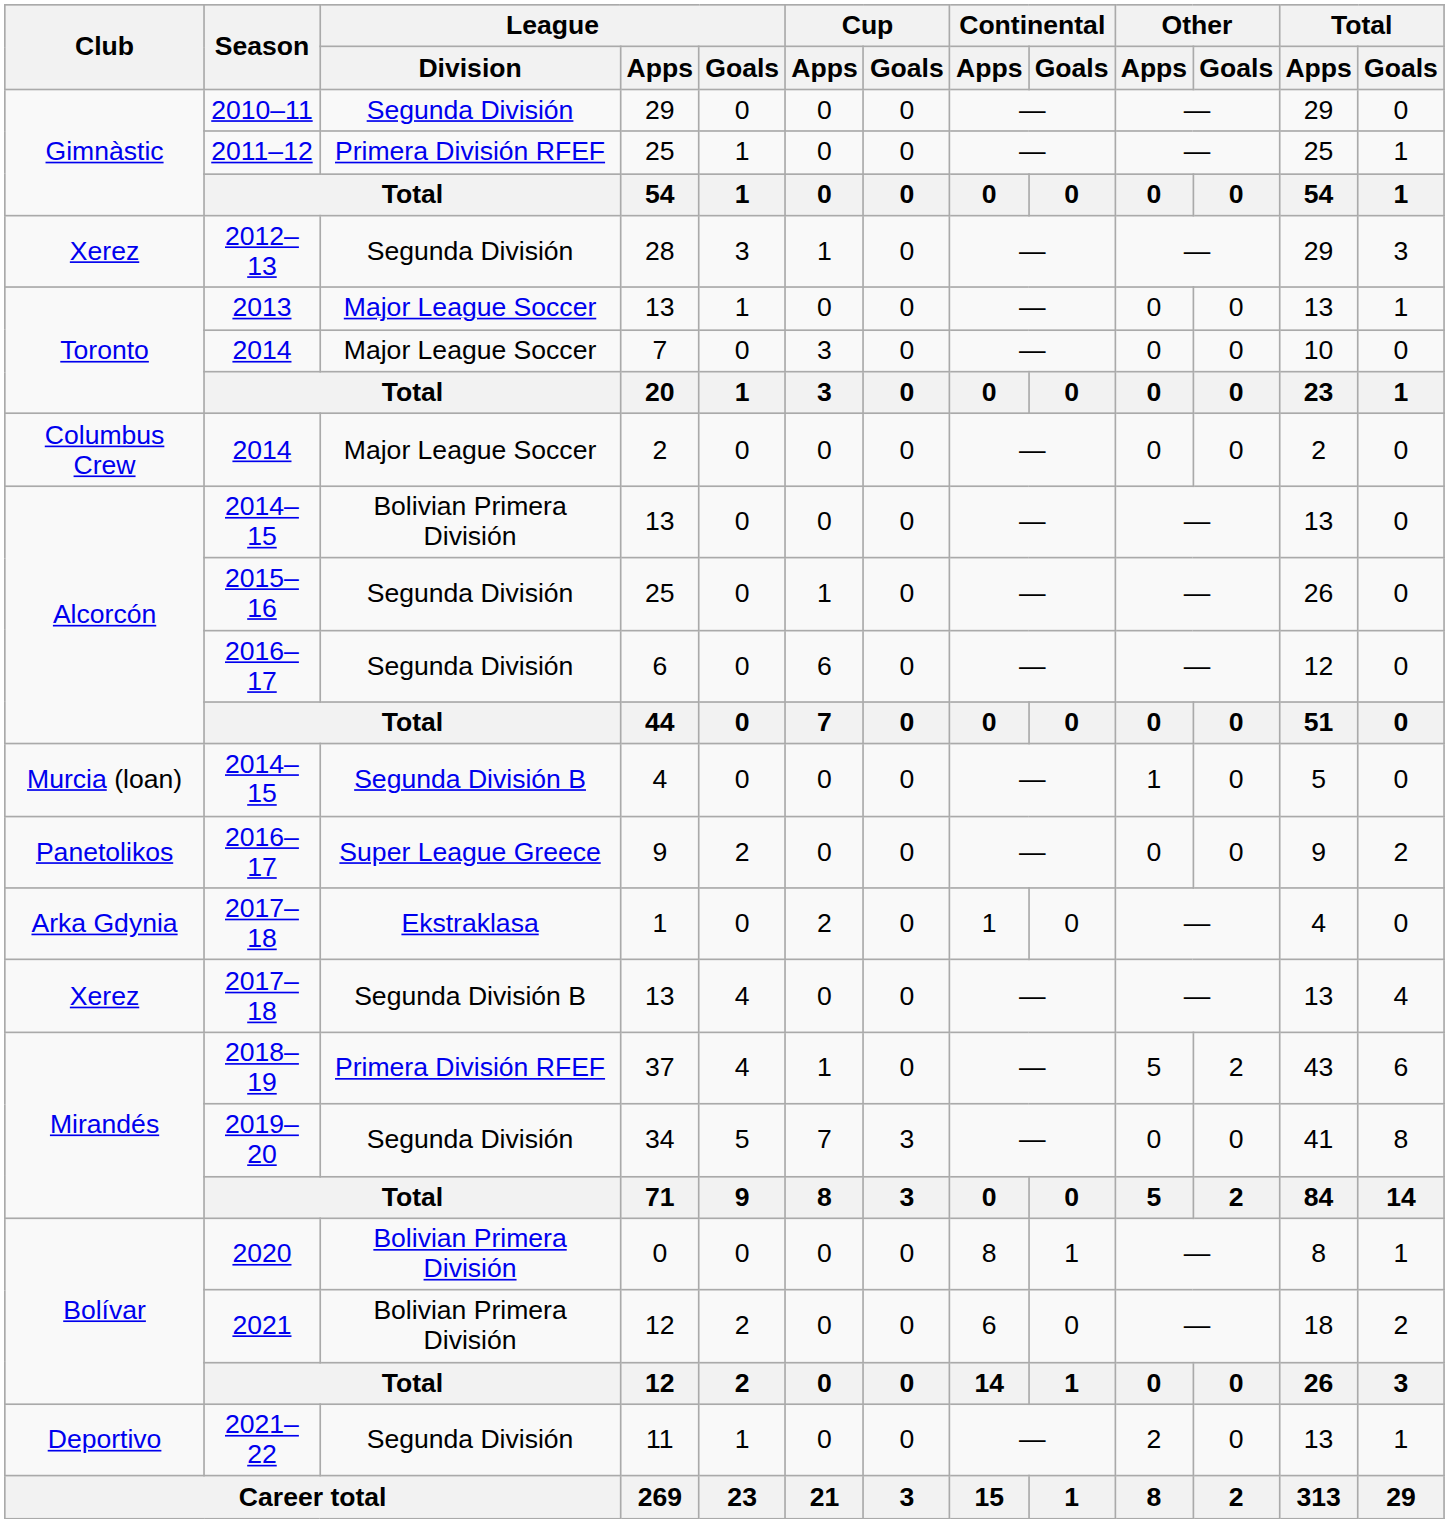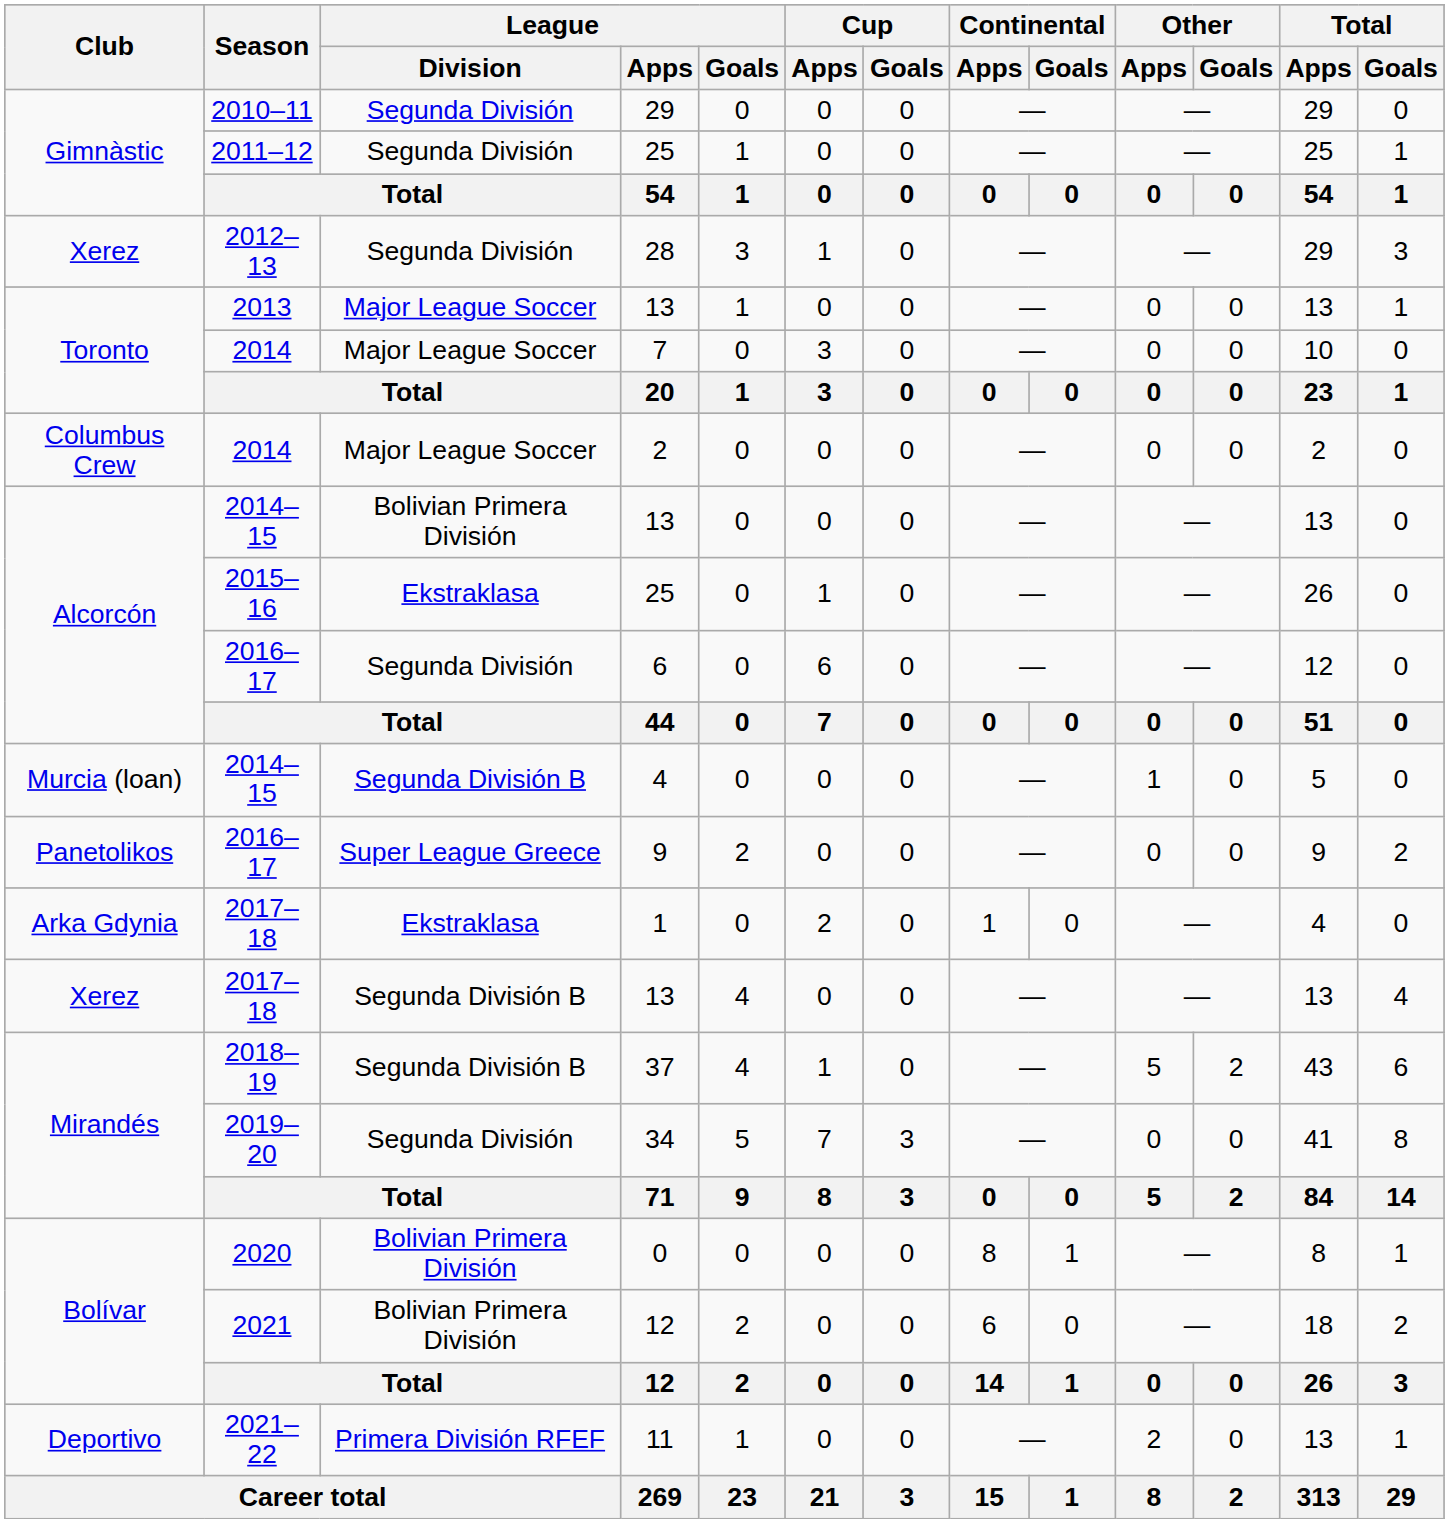(470, 151) Primera División RFEF -> (470, 151) Segunda División
(470, 593) Segunda División -> (470, 593) Ekstraklasa
(470, 1067) Primera División RFEF -> (470, 1067) Segunda División B
(470, 1439) Segunda División -> (470, 1439) Primera División RFEF
